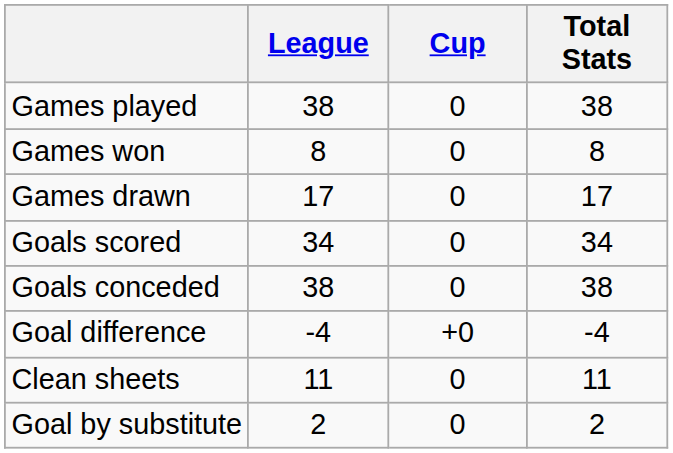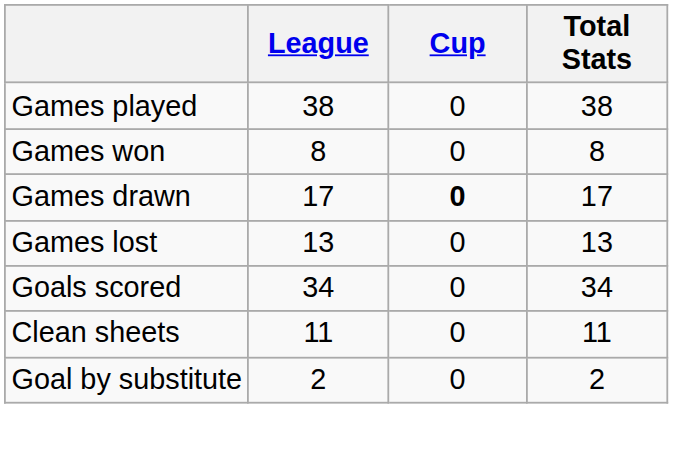(458, 196) normal -> (458, 196) bold
+ row: (84, 242)
- row: (116, 288)
- row: (109, 333)
